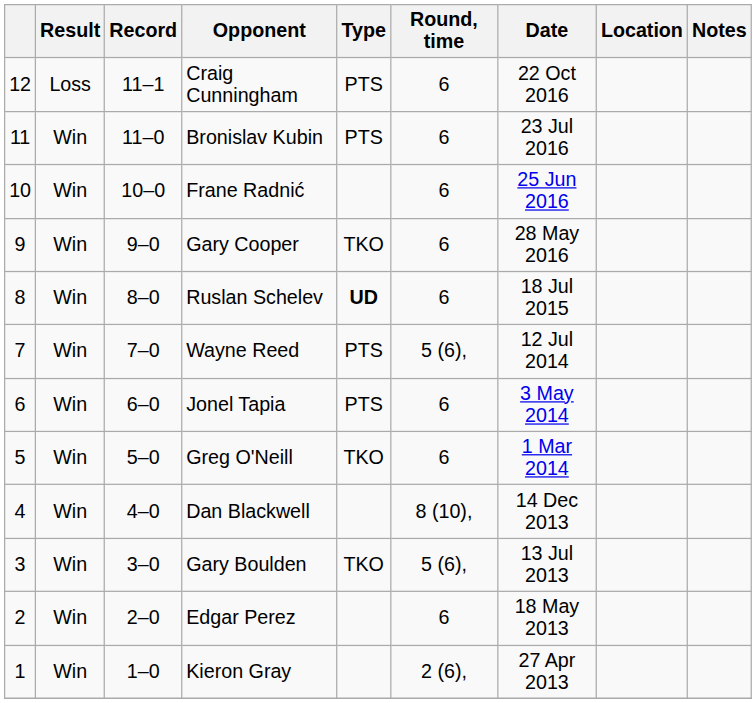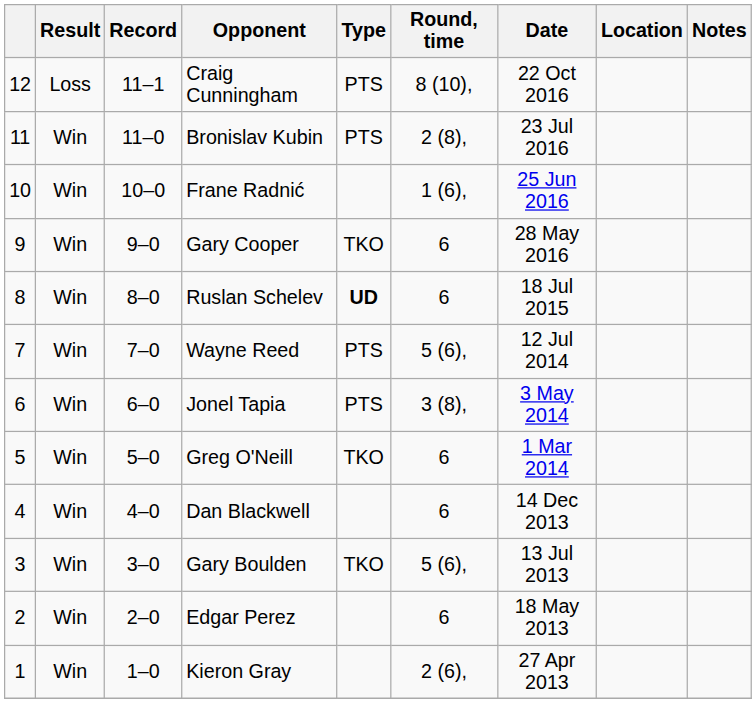(444, 84) 6 -> (444, 84) 8 (10),
(444, 137) 6 -> (444, 137) 2 (8),
(444, 191) 6 -> (444, 191) 1 (6),
(444, 404) 6 -> (444, 404) 3 (8),
(444, 511) 8 (10), -> (444, 511) 6
